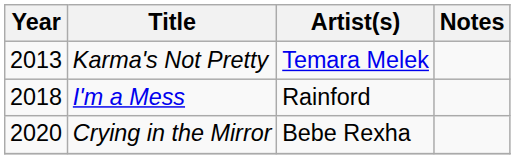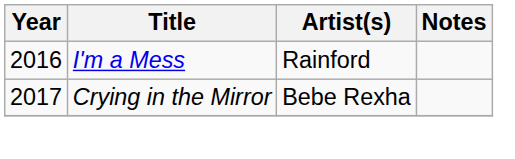- row: (170, 60)
(36, 97) 2018 -> (36, 60) 2016
(36, 134) 2020 -> (36, 97) 2017
